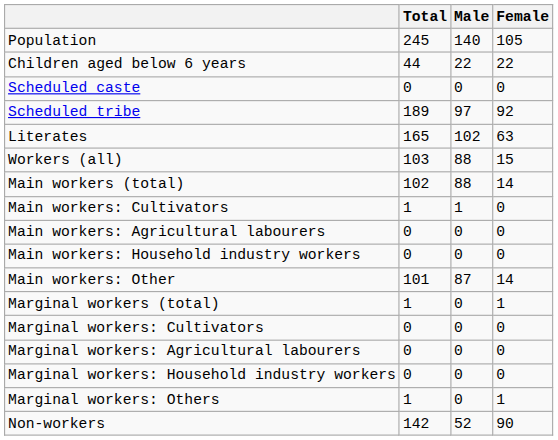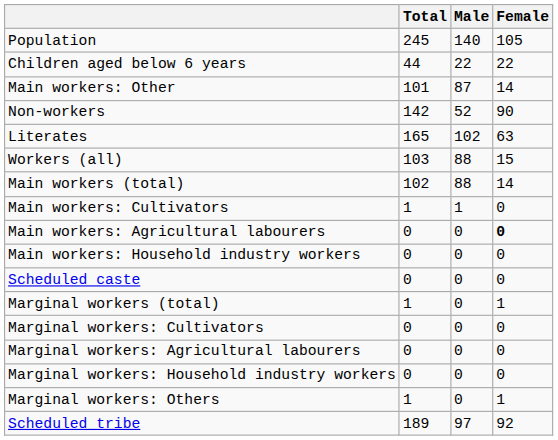rows swapped: (74, 88) <-> (92, 280)
rows swapped: (74, 112) <-> (57, 424)
(501, 232) normal -> (501, 232) bold
